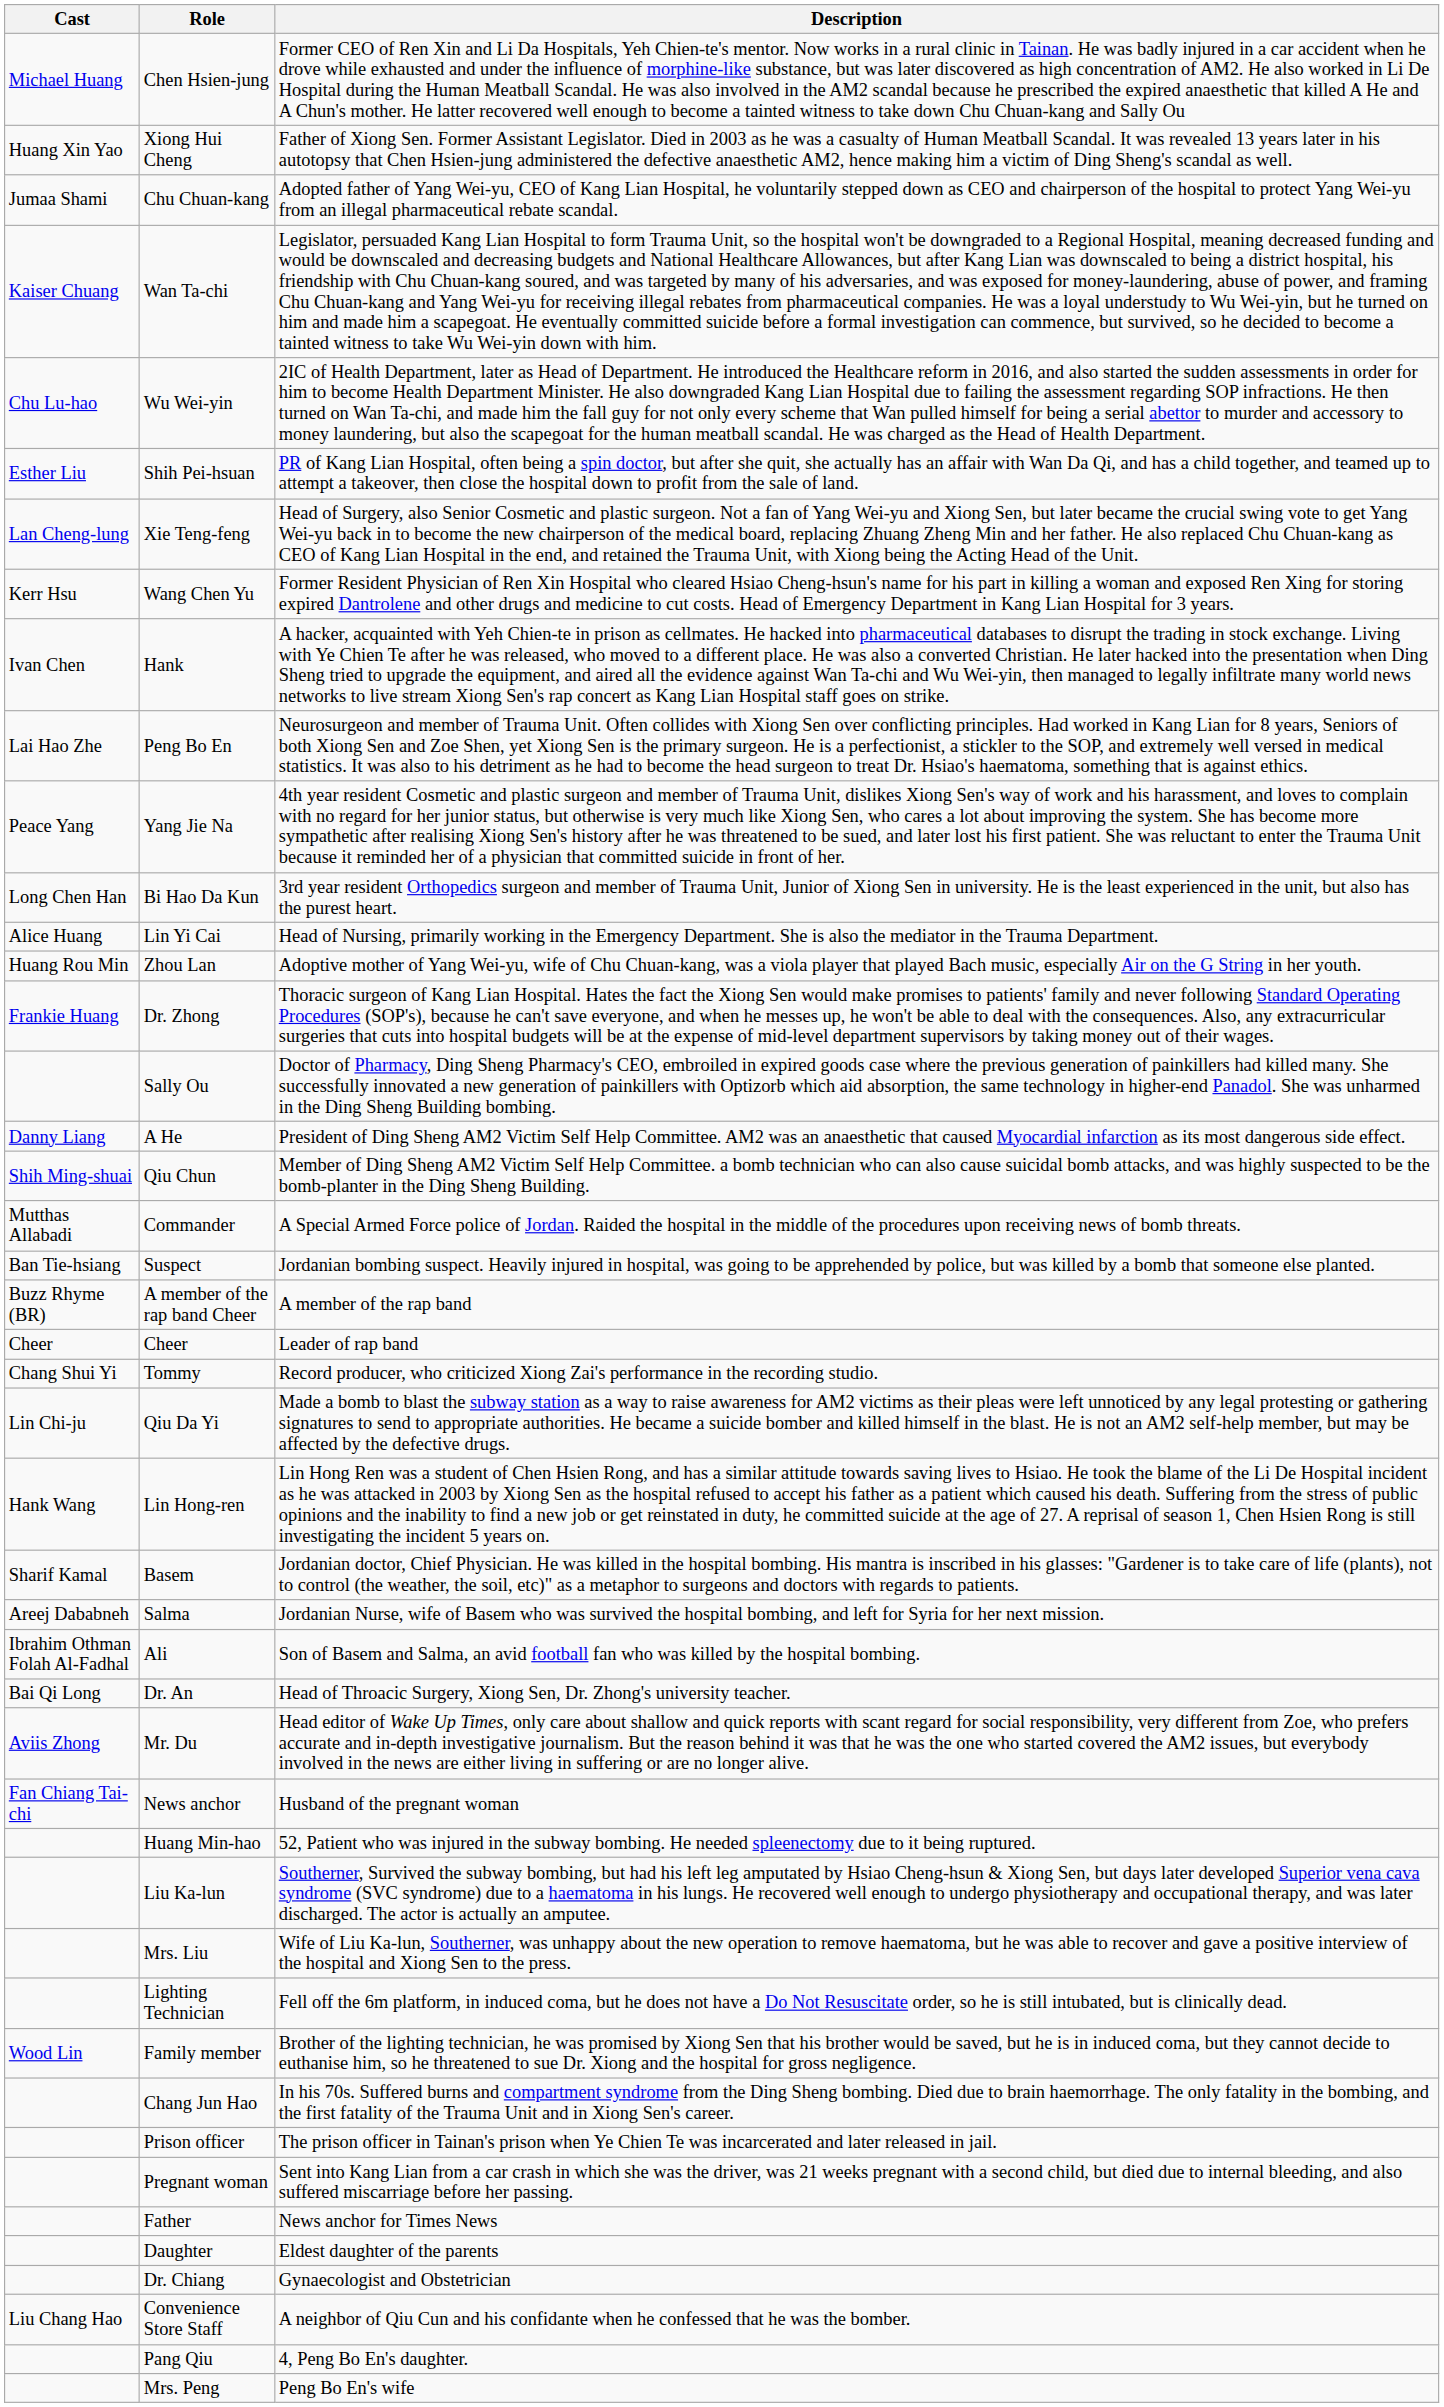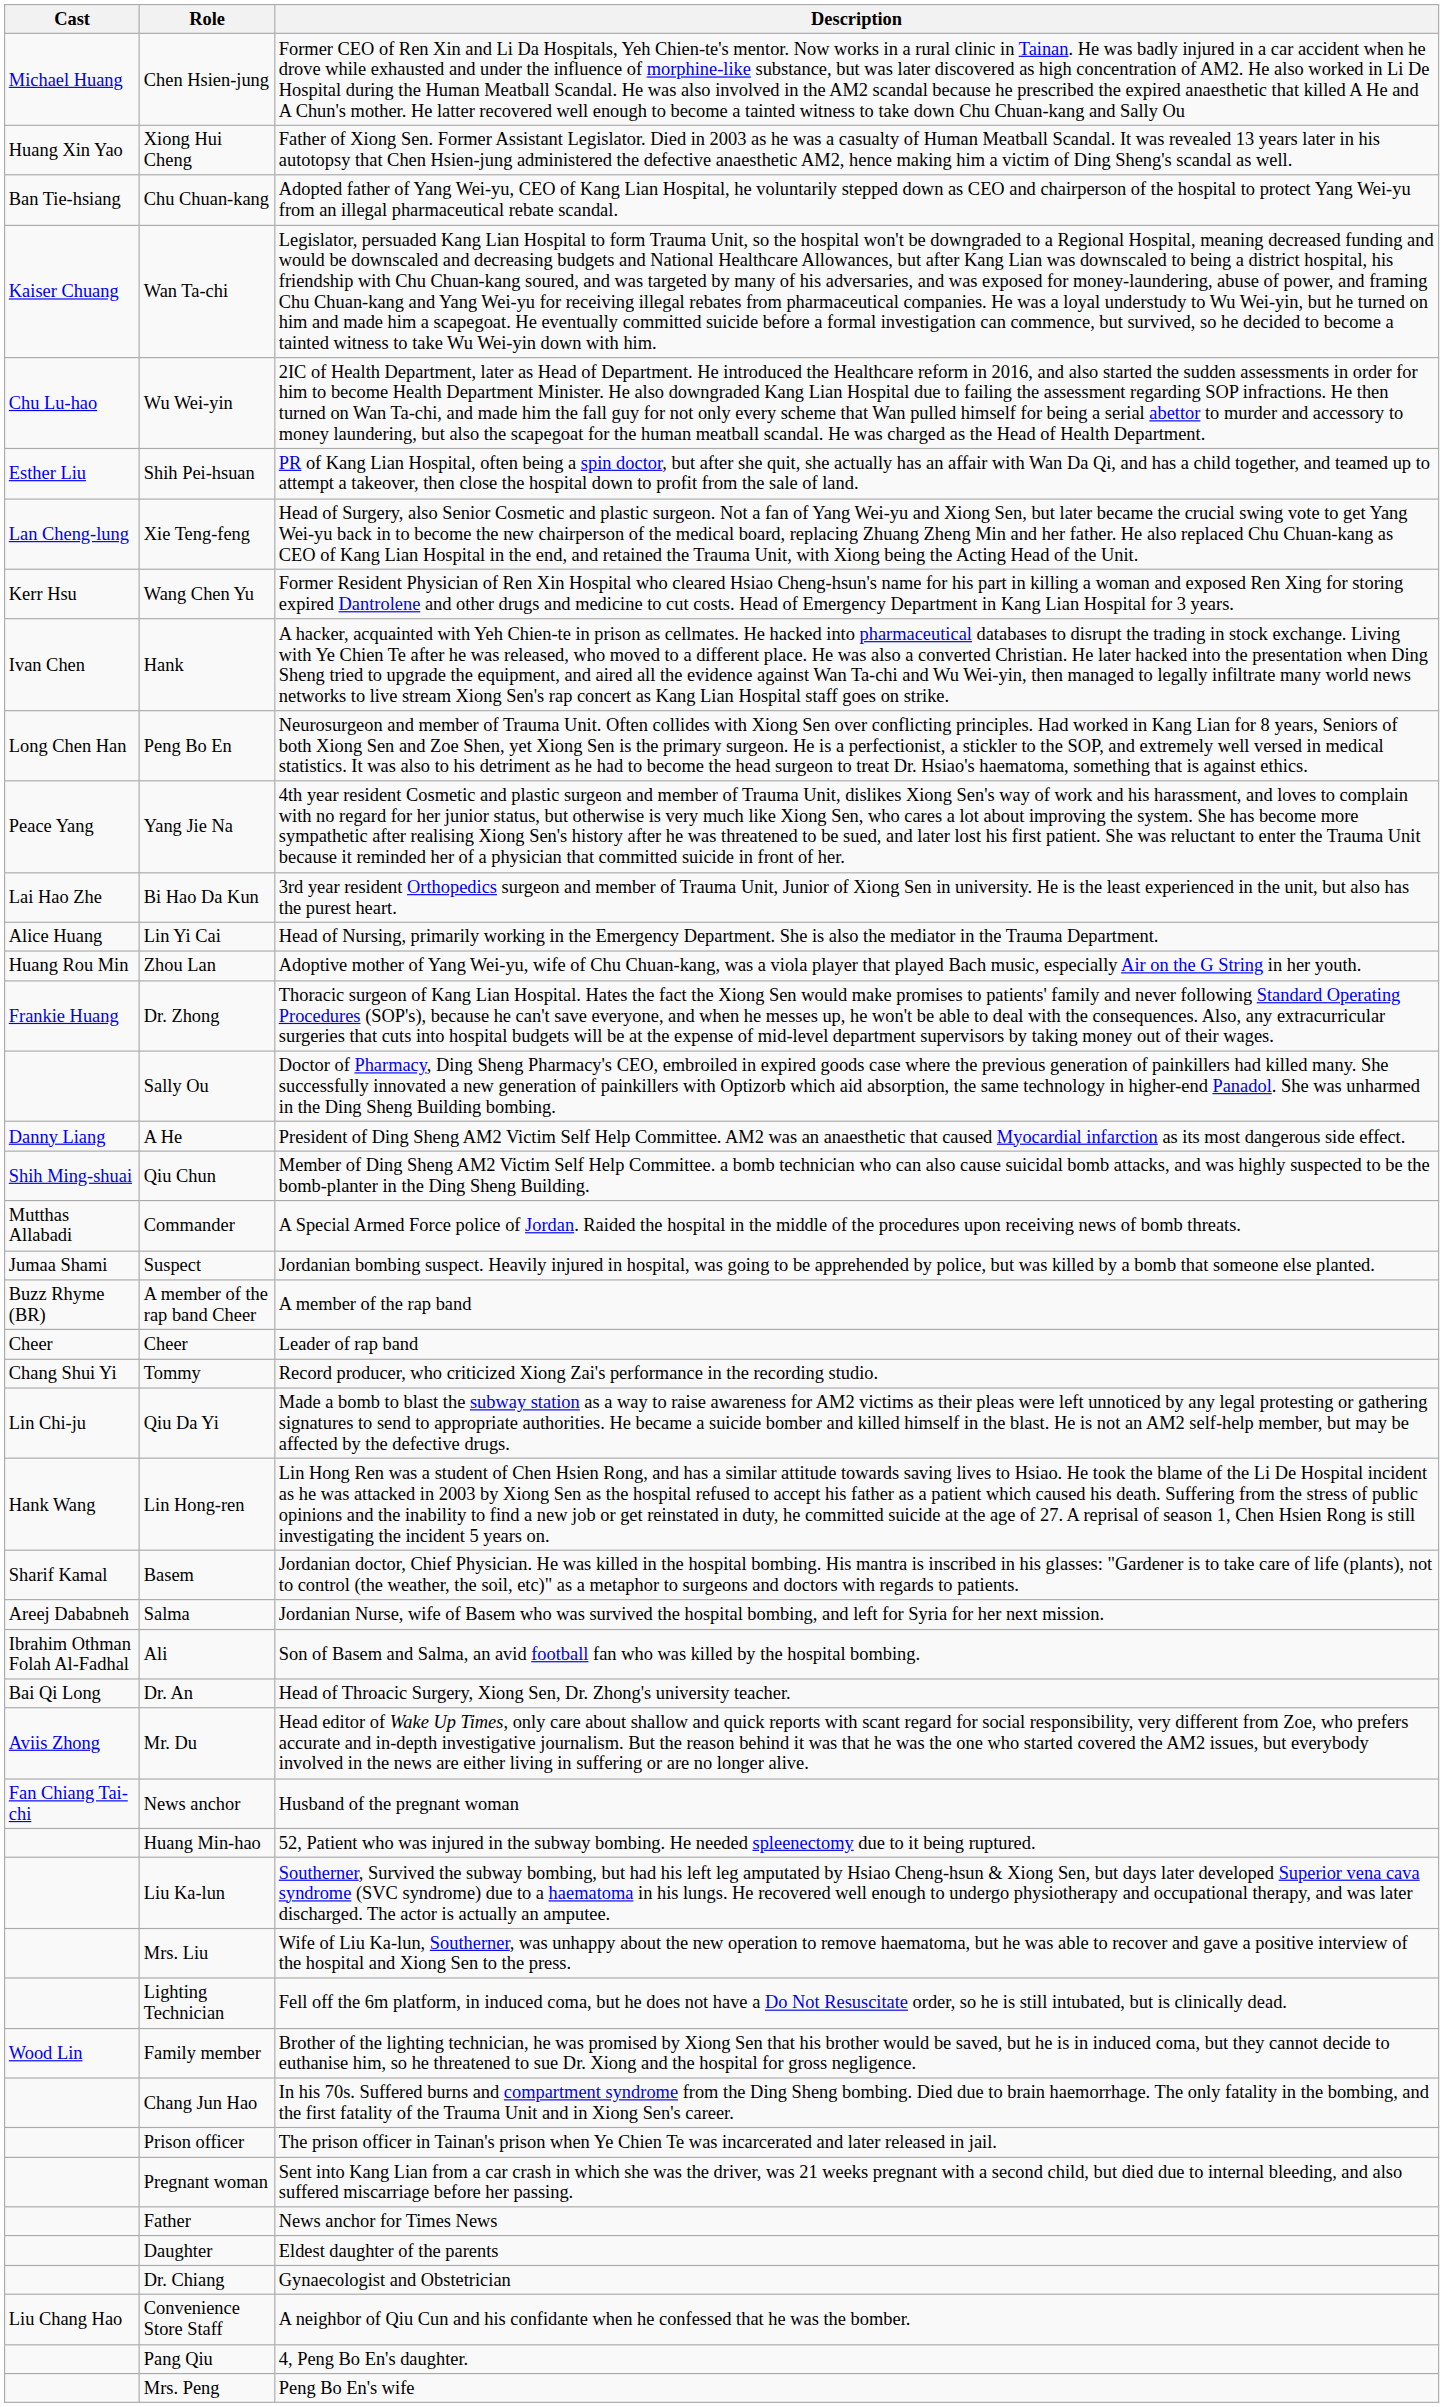(58, 199) Jumaa Shami -> (65, 199) Ban Tie-hsiang
(55, 745) Lai Hao Zhe -> (68, 745) Long Chen Han
(68, 897) Long Chen Han -> (55, 897) Lai Hao Zhe
(65, 1265) Ban Tie-hsiang -> (58, 1265) Jumaa Shami
